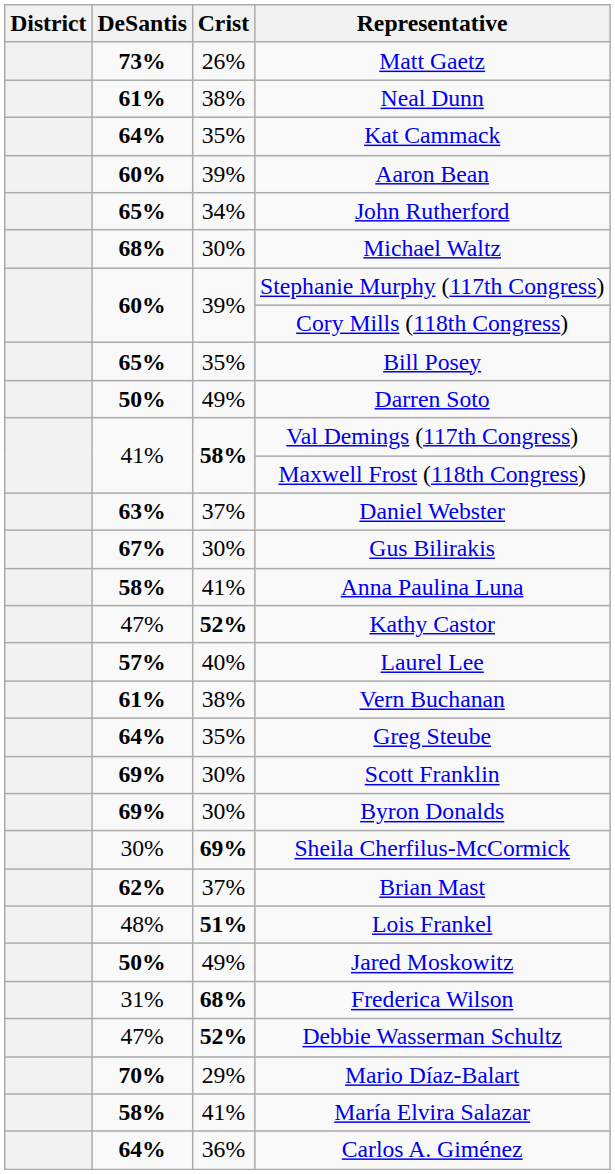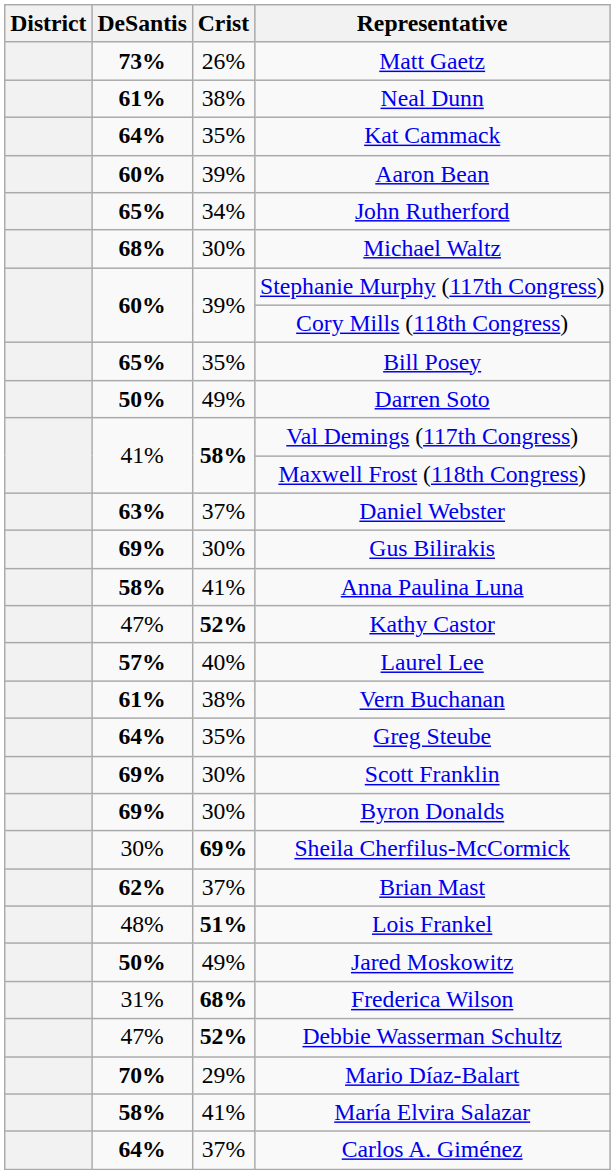(142, 549) 67% -> (142, 549) 69%
(223, 1149) 36% -> (223, 1149) 37%
